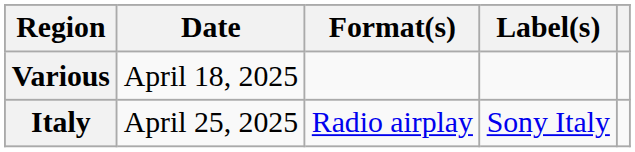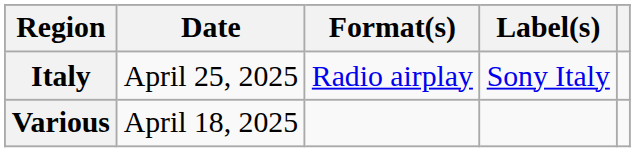rows swapped: (61, 75) <-> (61, 122)
